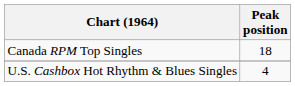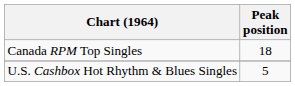(265, 71) 4 -> (265, 71) 5
